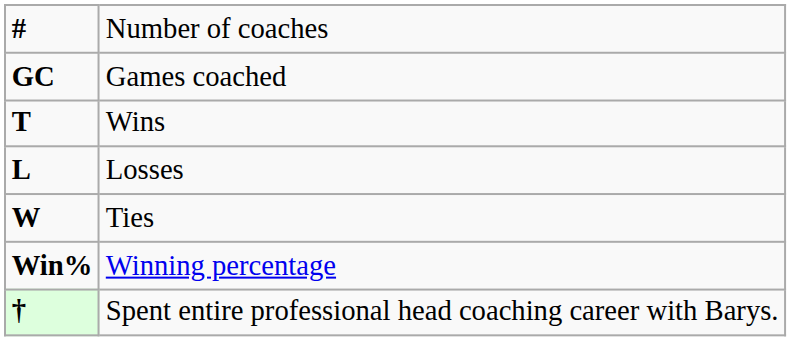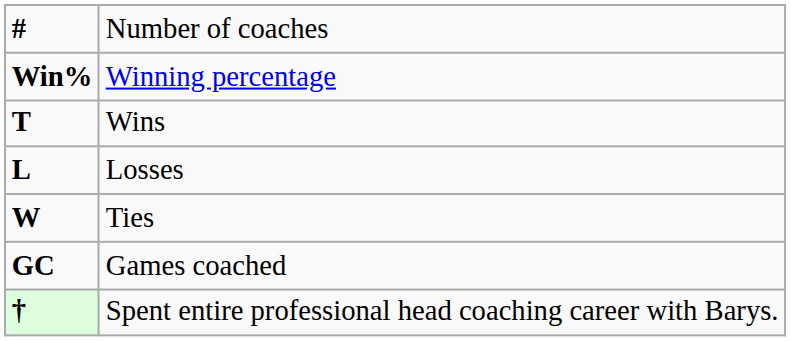rows swapped: (196, 75) <-> (221, 264)
